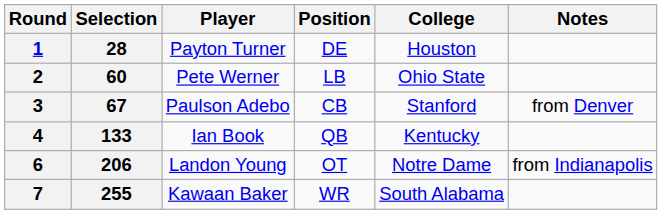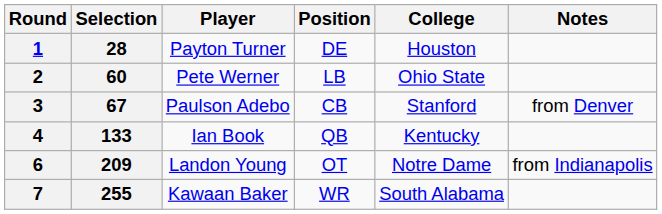(116, 164) 206 -> (116, 164) 209
